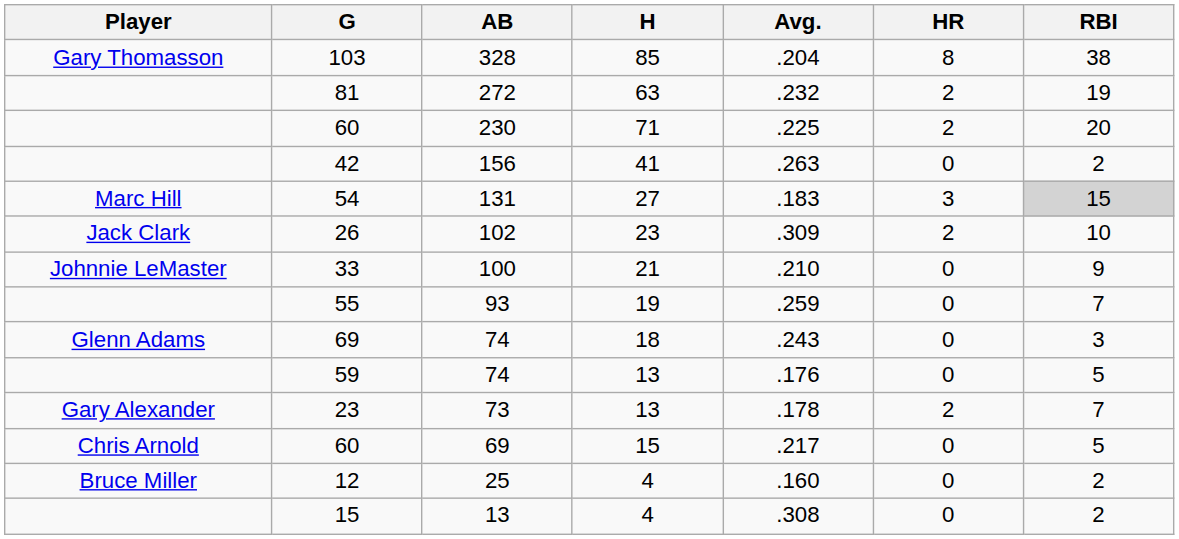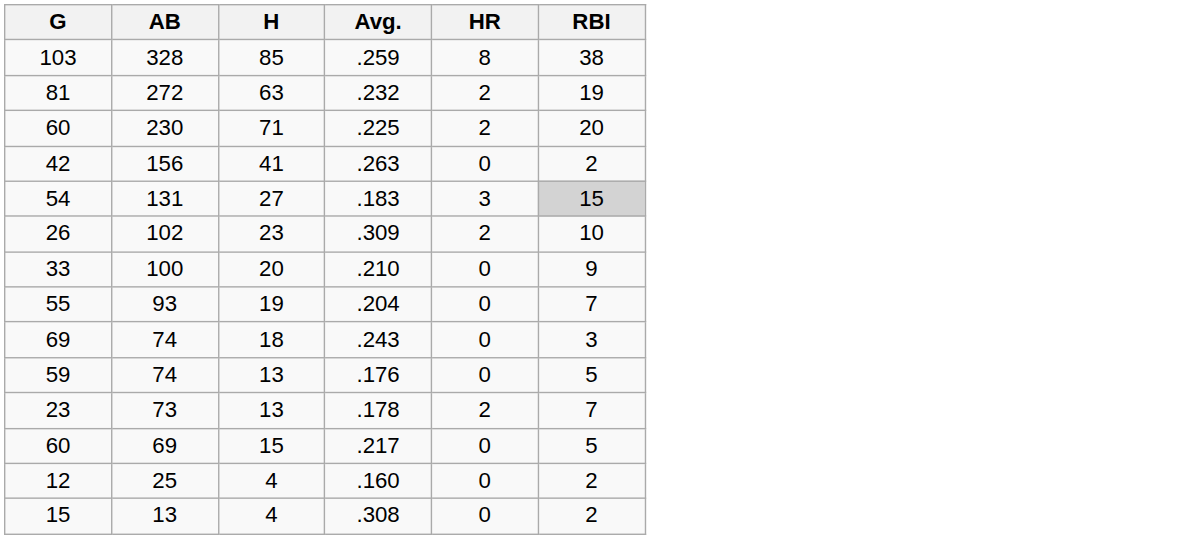- column: (138, 22)
(798, 57) .204 -> (378, 57) .259
(648, 269) 21 -> (271, 269) 20
(798, 304) .259 -> (378, 304) .204
